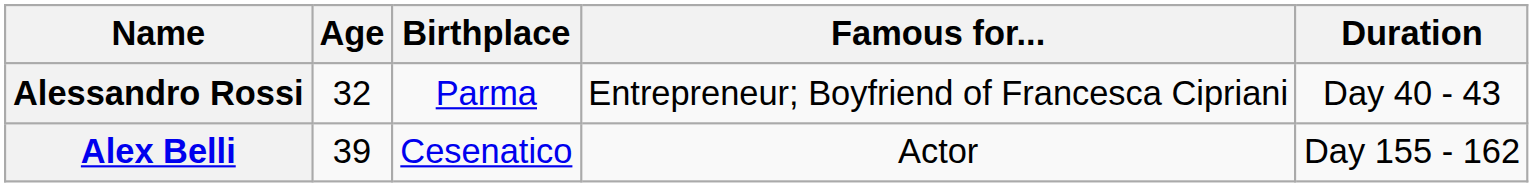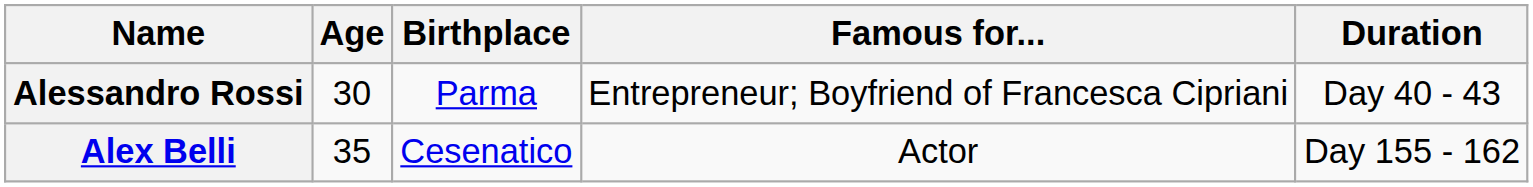(352, 92) 32 -> (352, 92) 30
(352, 151) 39 -> (352, 151) 35
